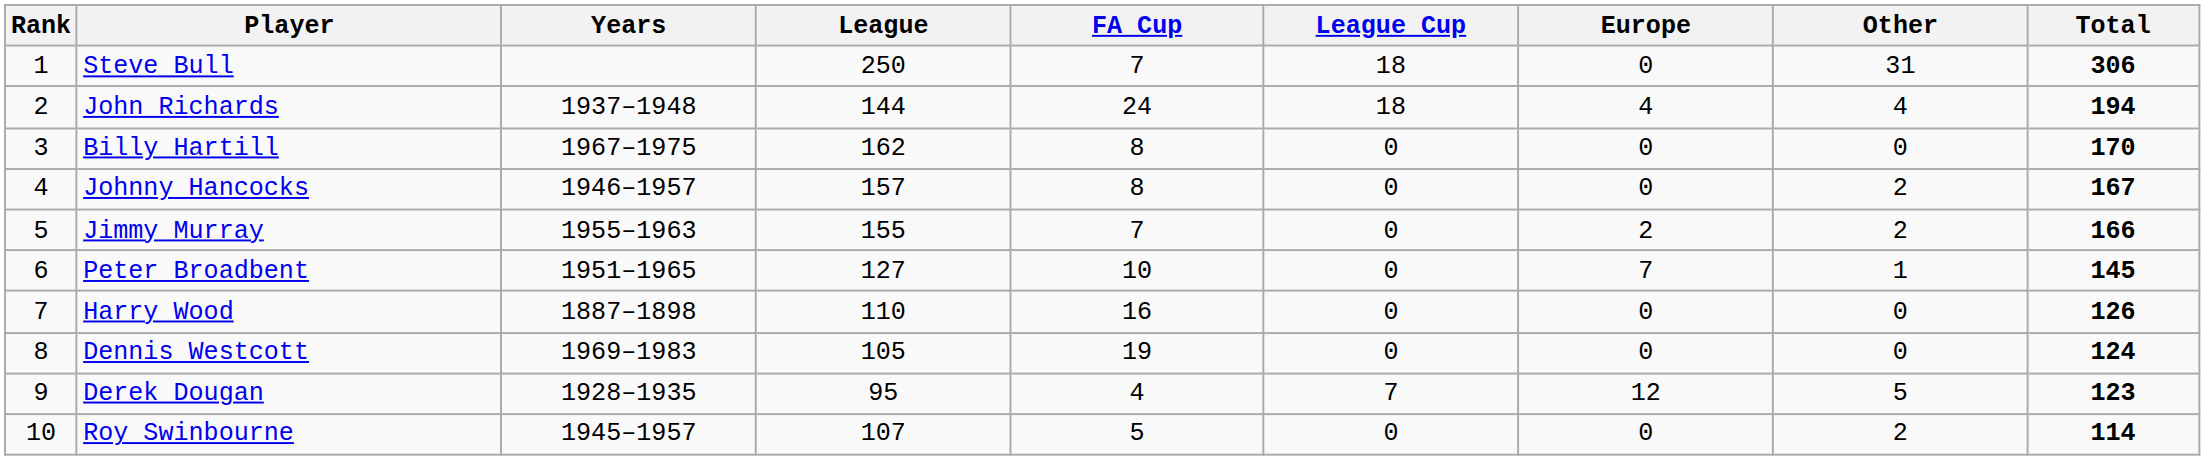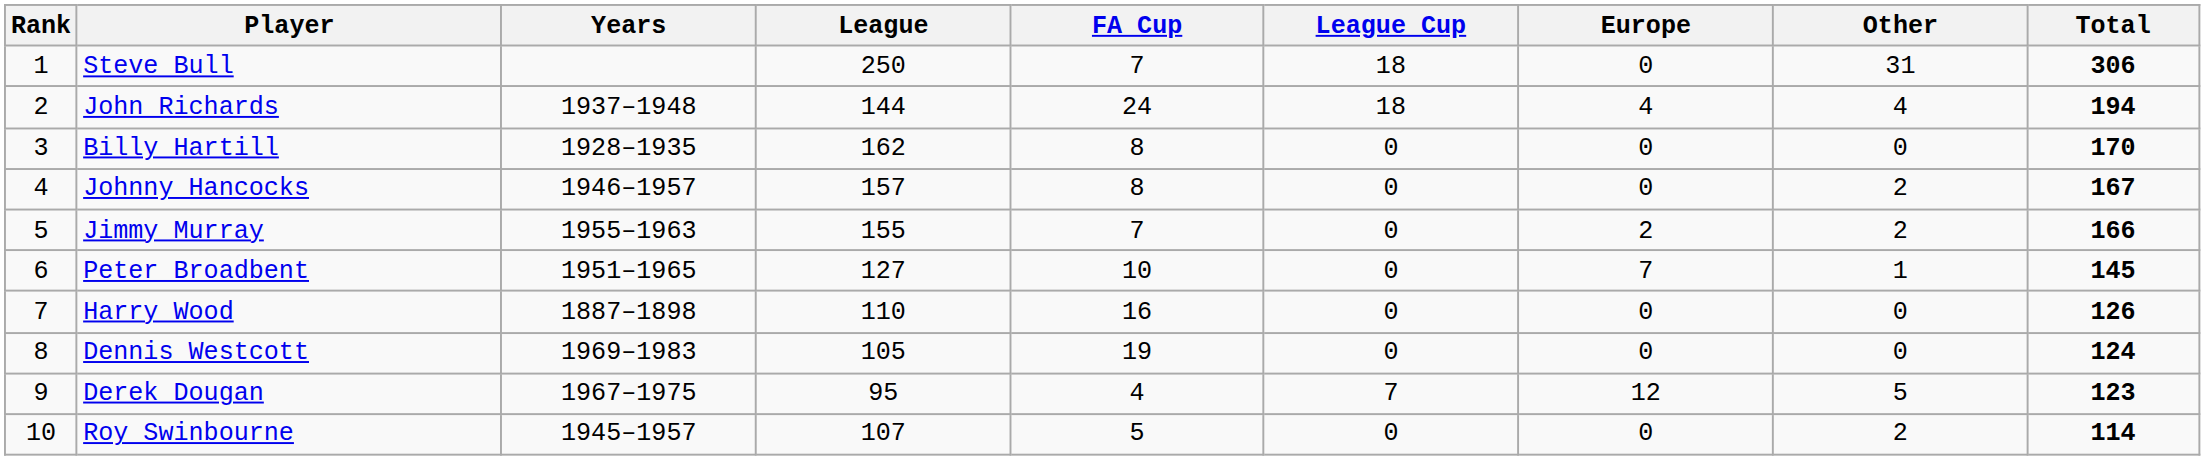(629, 148) 1967–1975 -> (629, 148) 1928–1935
(629, 393) 1928–1935 -> (629, 393) 1967–1975
